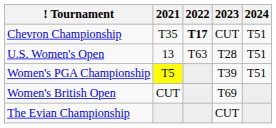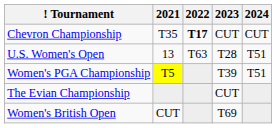(257, 34) T51 -> (257, 34) CUT
rows swapped: (69, 113) <-> (61, 93)
